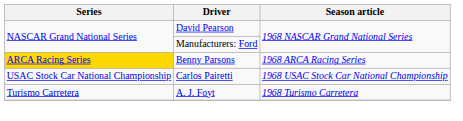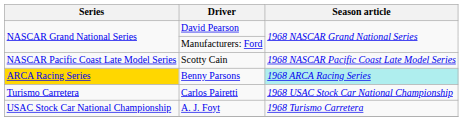+ row: (204, 60)
(314, 60) no background -> (319, 76) paleturquoise background
(89, 76) USAC Stock Car National Championship -> (43, 92) Turismo Carretera
(43, 92) Turismo Carretera -> (89, 108) USAC Stock Car National Championship
